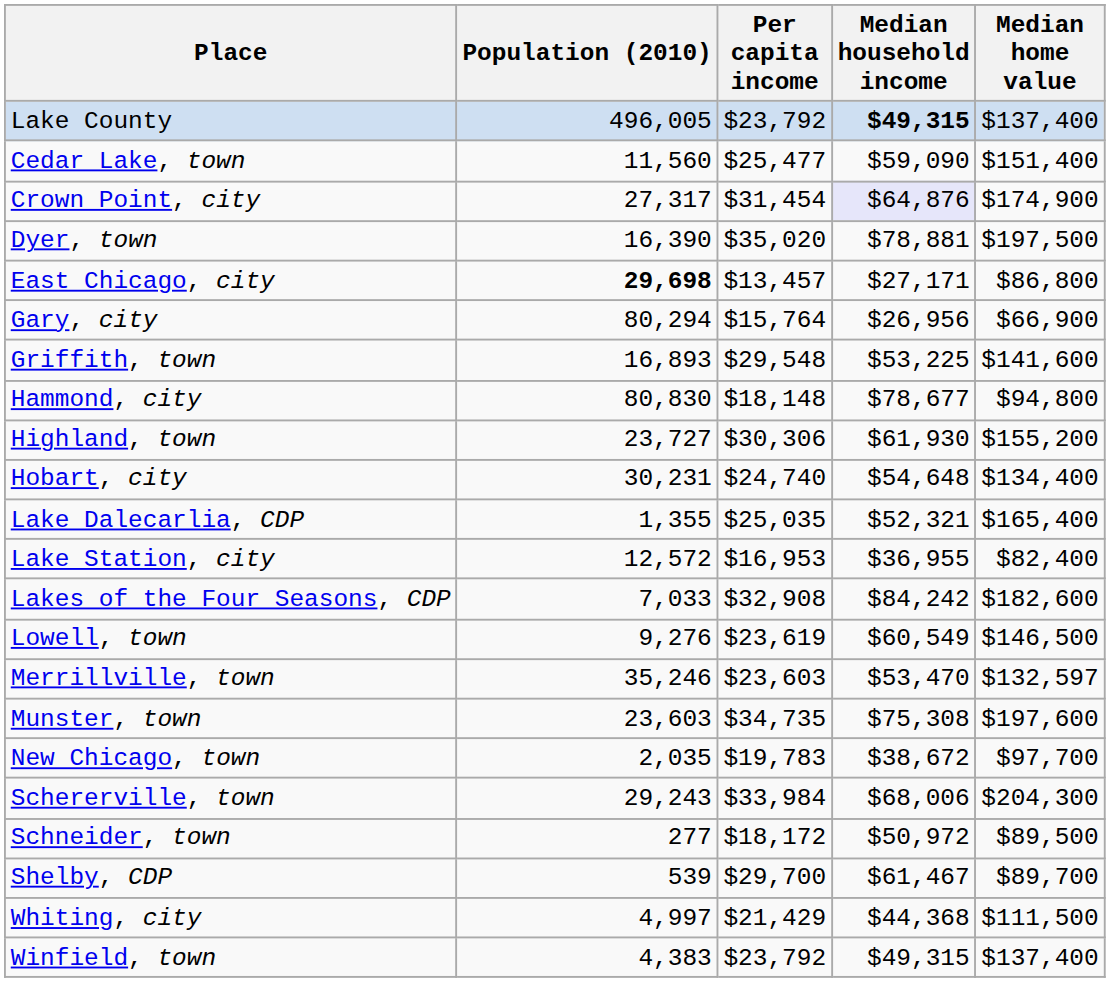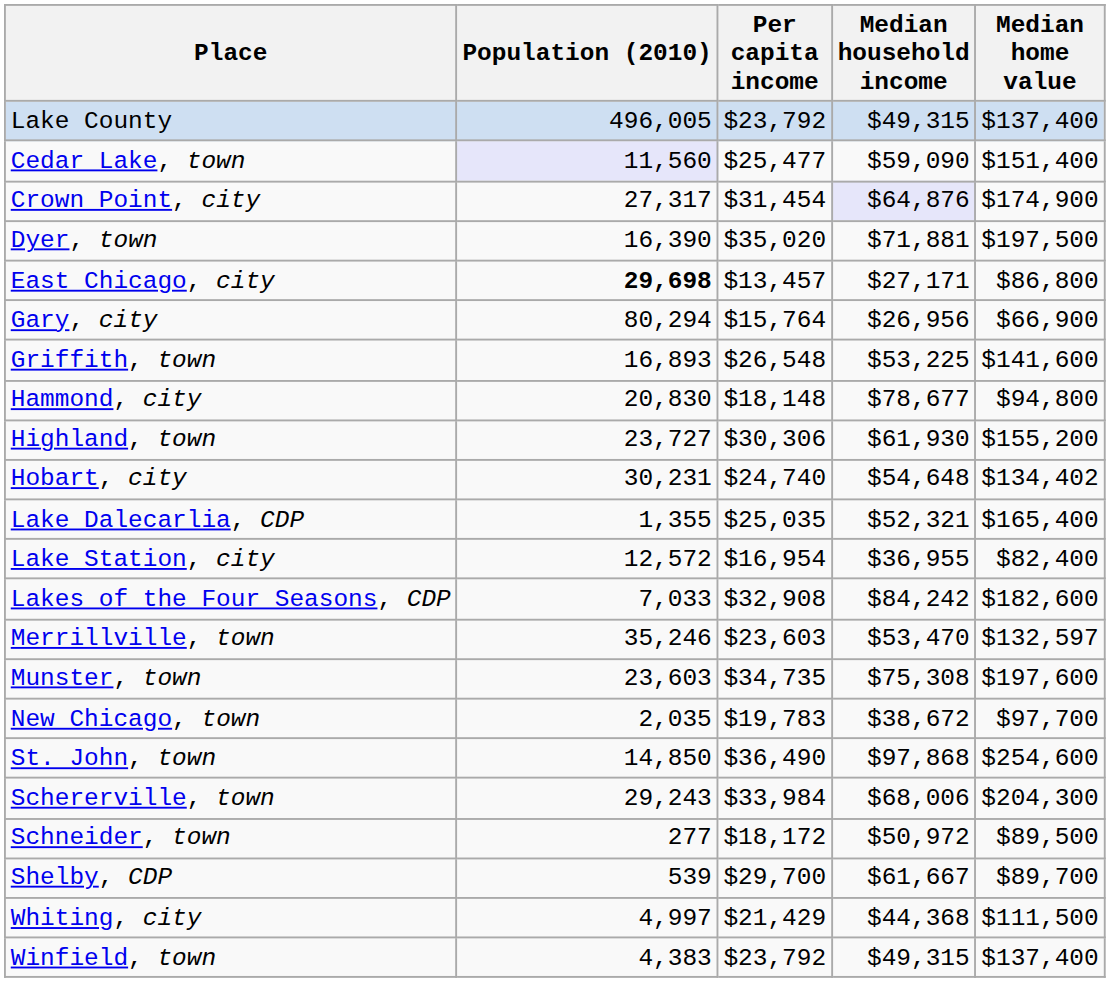(918, 121) bold -> (918, 121) normal
(668, 161) no background -> (668, 161) lavender background
(918, 241) $78,881 -> (918, 241) $71,881
(775, 360) $29,548 -> (775, 360) $26,548
(668, 400) 80,830 -> (668, 400) 20,830
(1040, 480) $134,400 -> (1040, 480) $134,402
(775, 559) $16,953 -> (775, 559) $16,954
- row: (99, 639)
+ row: (113, 758)
(918, 878) $61,467 -> (918, 878) $61,667
